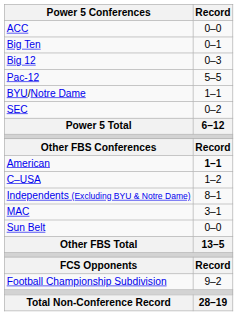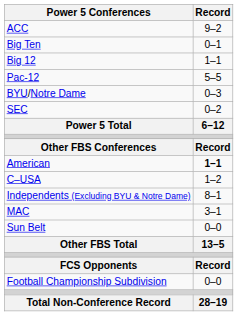(213, 28) 0–0 -> (213, 28) 9–2
(213, 61) 0–3 -> (213, 61) 1–1
(213, 93) 1–1 -> (213, 93) 0–3
(213, 281) 9–2 -> (213, 281) 0–0
